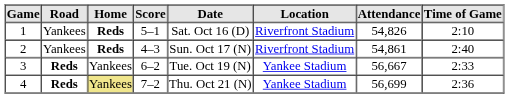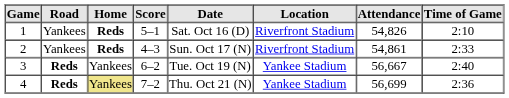(463, 48) 2:40 -> (463, 48) 2:33
(463, 66) 2:33 -> (463, 66) 2:40
